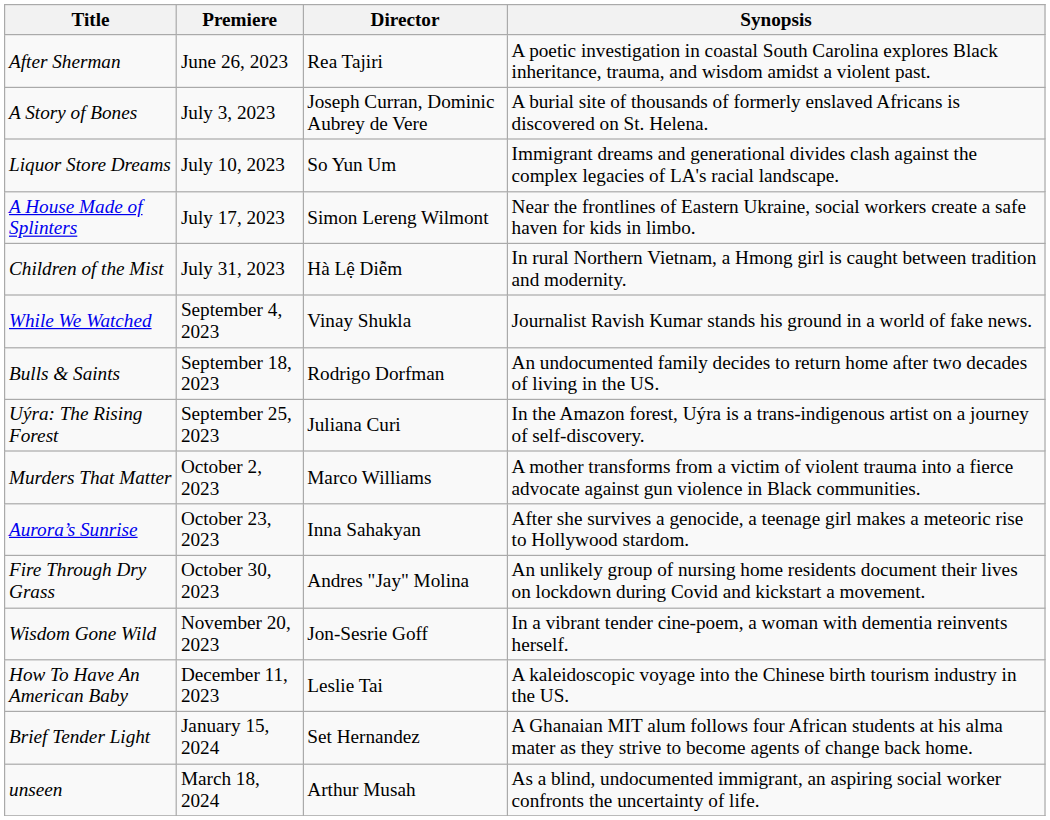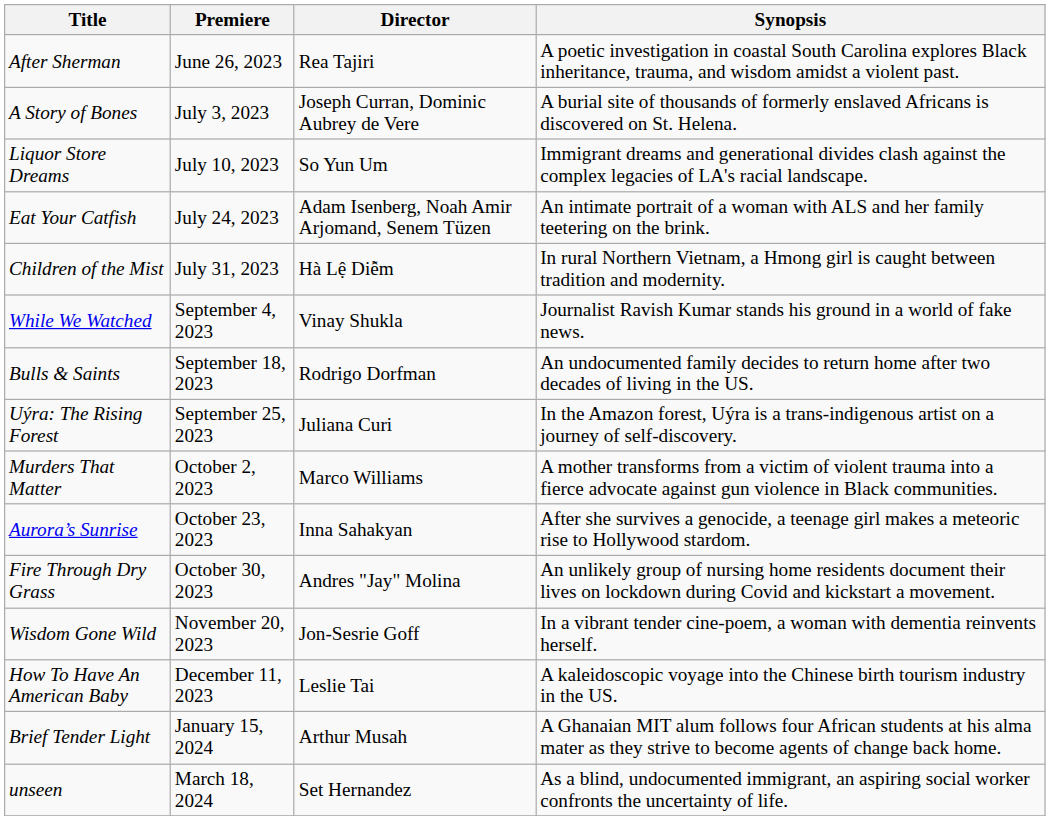- row: (76, 217)
+ row: (73, 217)
(364, 737) Set Hernandez -> (353, 737) Arthur Musah
(361, 789) Arthur Musah -> (355, 789) Set Hernandez
